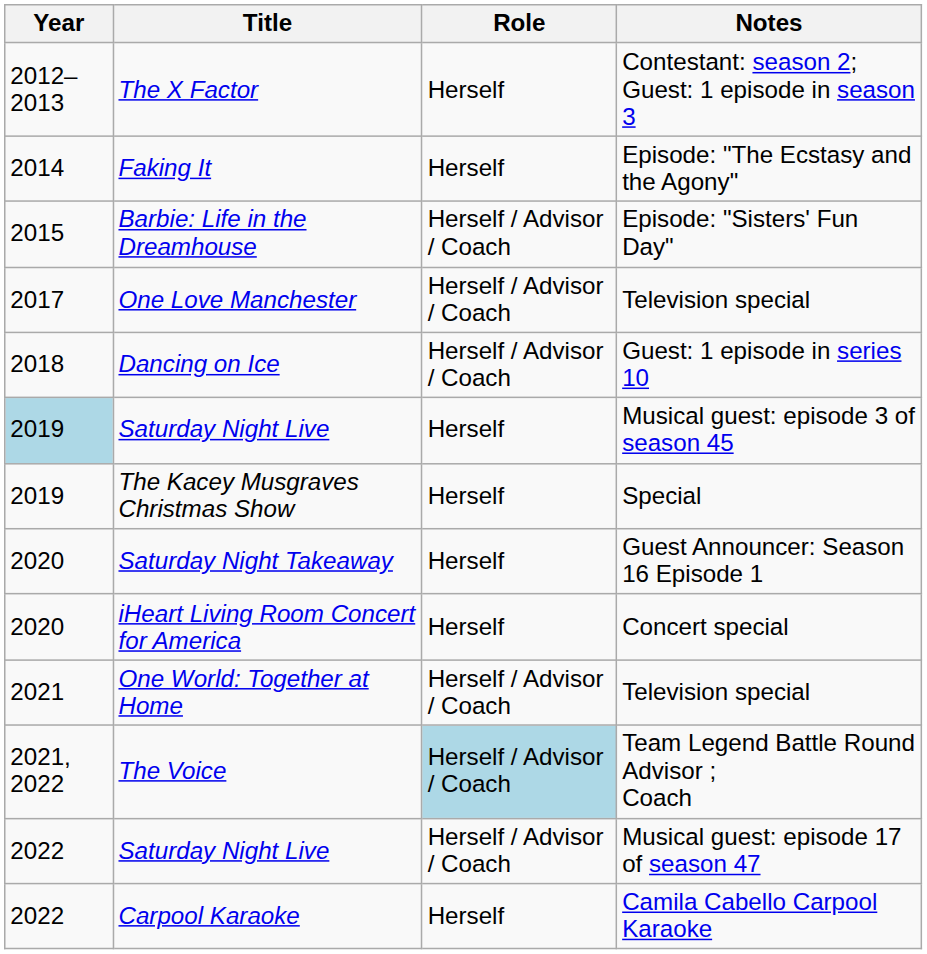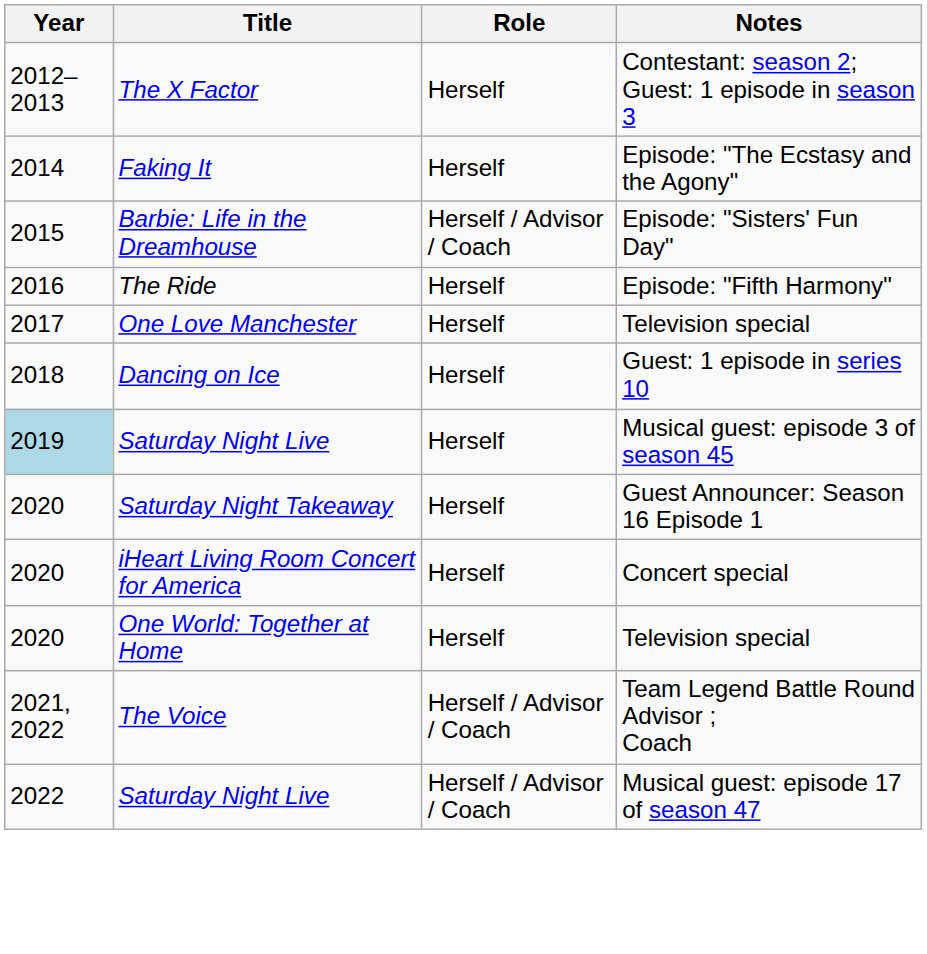+ row: (167, 285)
(516, 299) Herself / Advisor / Coach -> (466, 323) Herself
(516, 364) Herself / Advisor / Coach -> (466, 375) Herself
- row: (239, 495)
(37, 692) 2021 -> (37, 637) 2020
(516, 692) Herself / Advisor / Coach -> (466, 637) Herself
(516, 771) lightblue background -> (516, 716) no background
- row: (209, 915)
